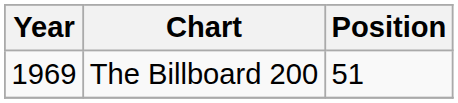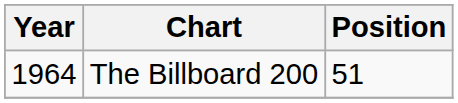(44, 73) 1969 -> (44, 73) 1964
